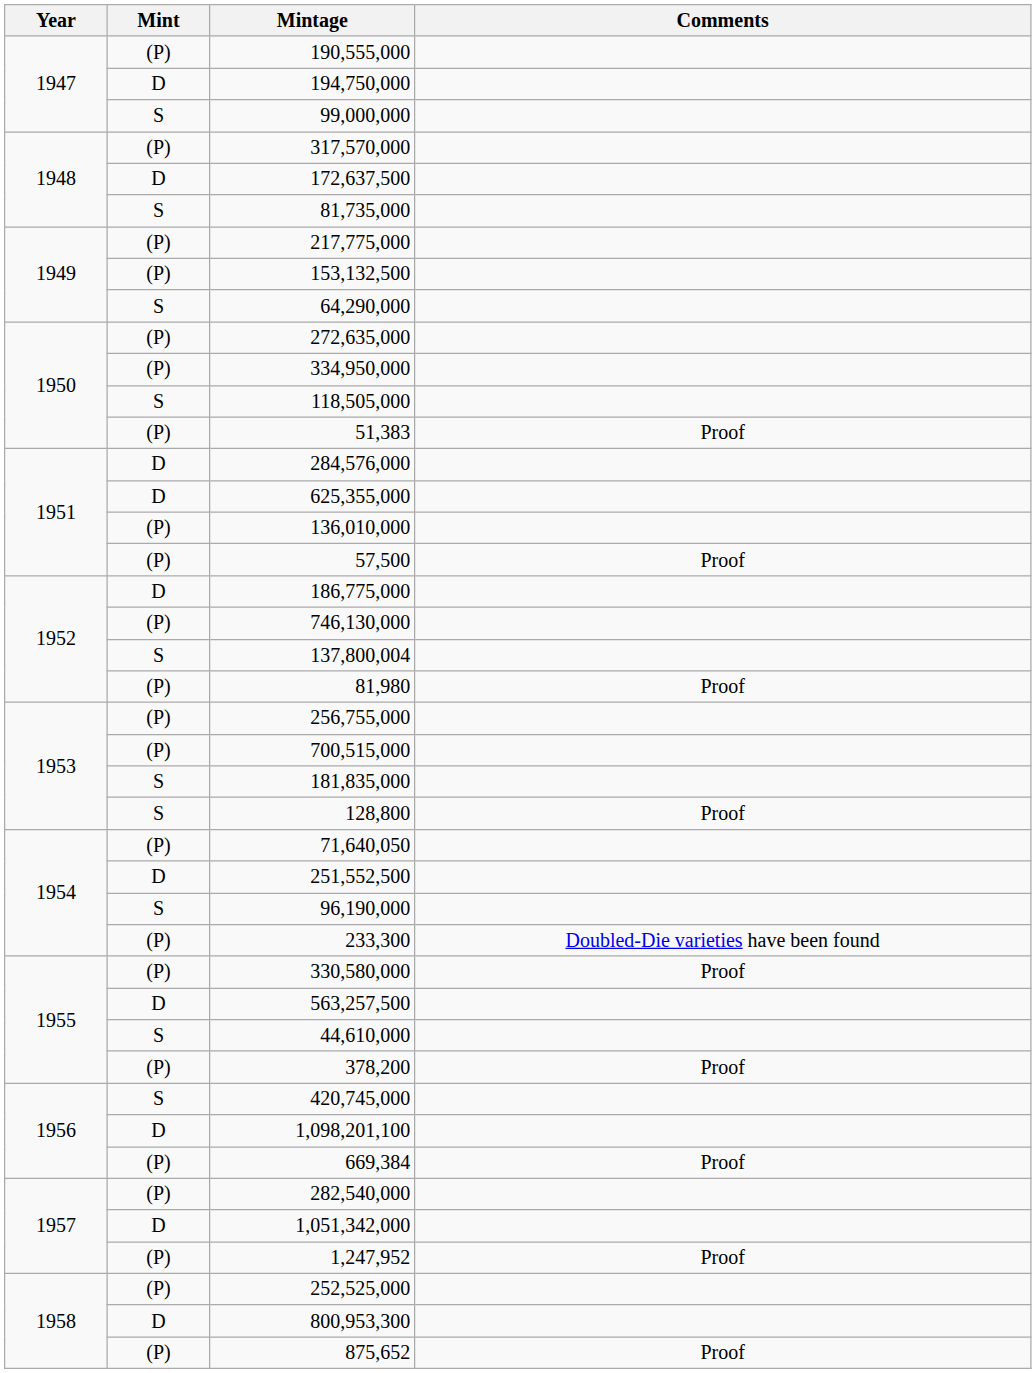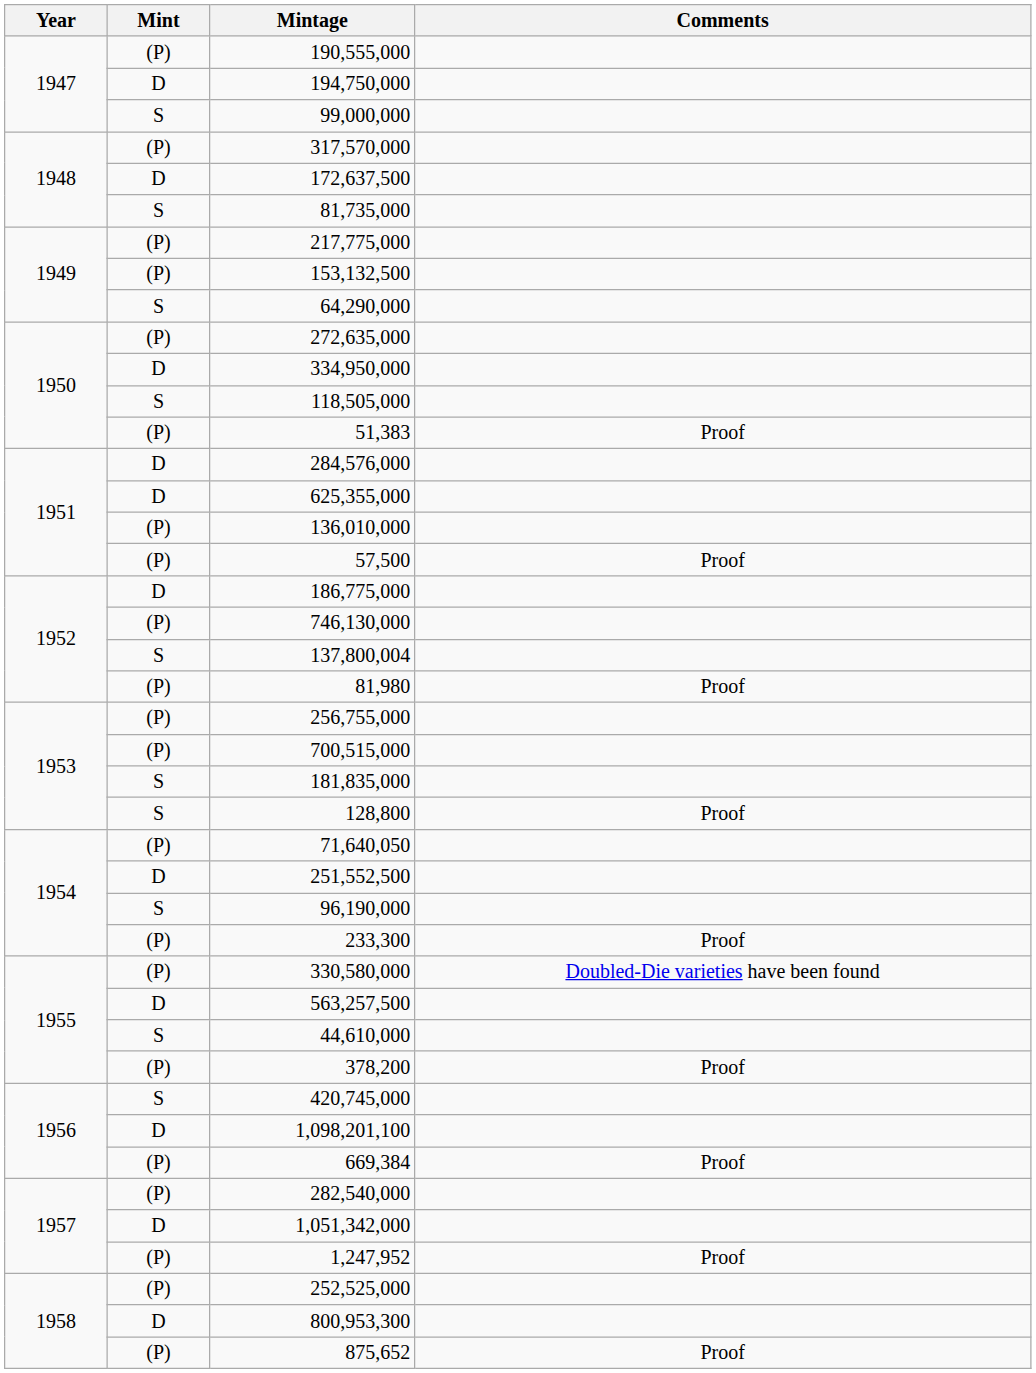(158, 369) (P) -> (158, 369) D
(723, 940) Doubled-Die varieties have been found -> (723, 940) Proof
(723, 971) Proof -> (723, 971) Doubled-Die varieties have been found
